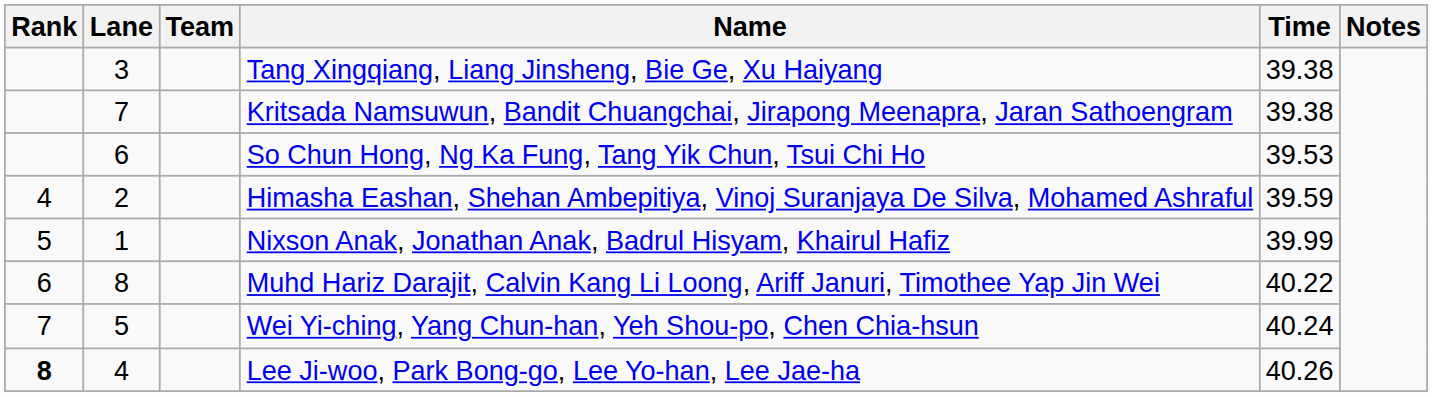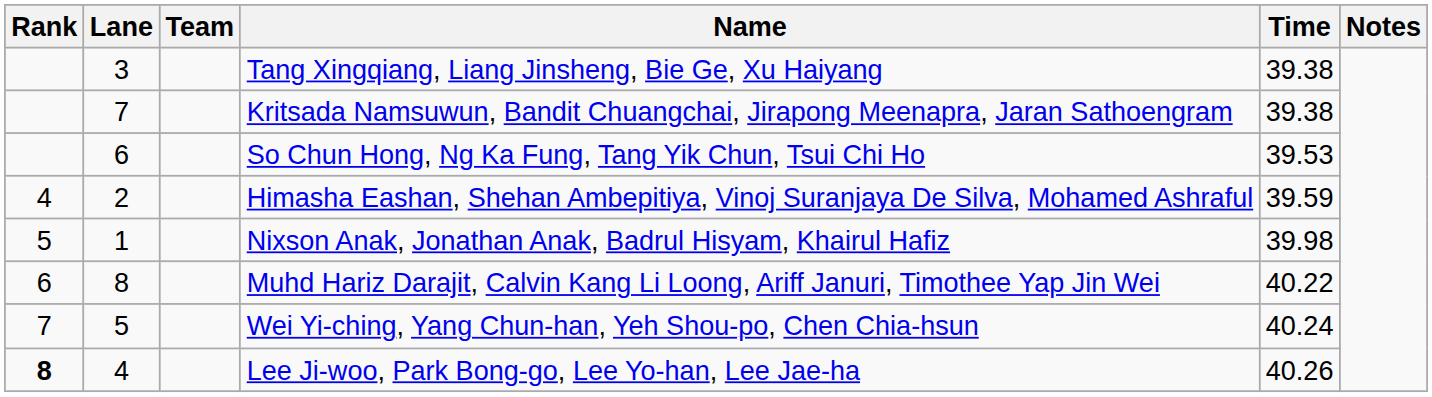(1300, 241) 39.99 -> (1300, 241) 39.98
